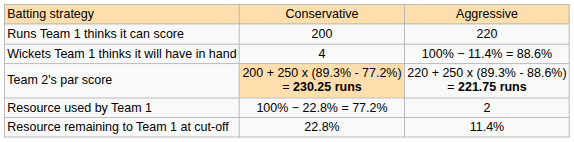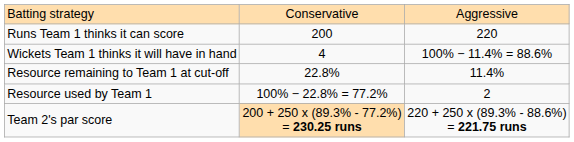rows swapped: (118, 127) <-> (60, 80)
